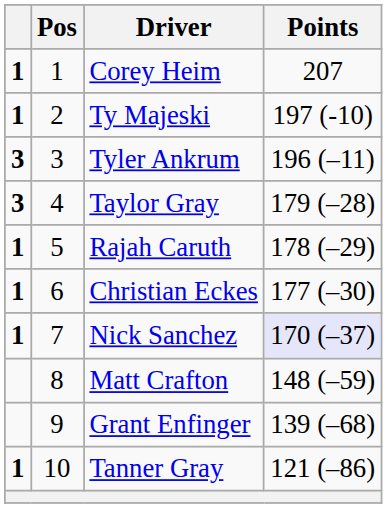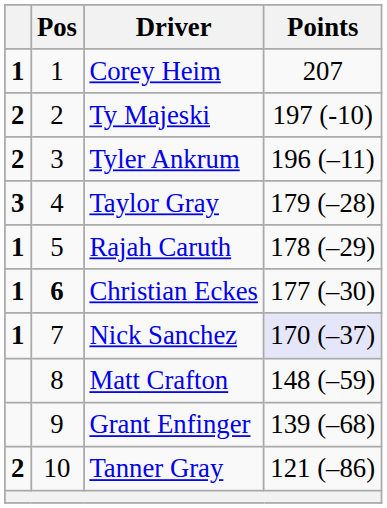(18, 114) 1 -> (18, 114) 2
(18, 159) 3 -> (18, 159) 2
(57, 291) normal -> (57, 291) bold
(18, 467) 1 -> (18, 467) 2
